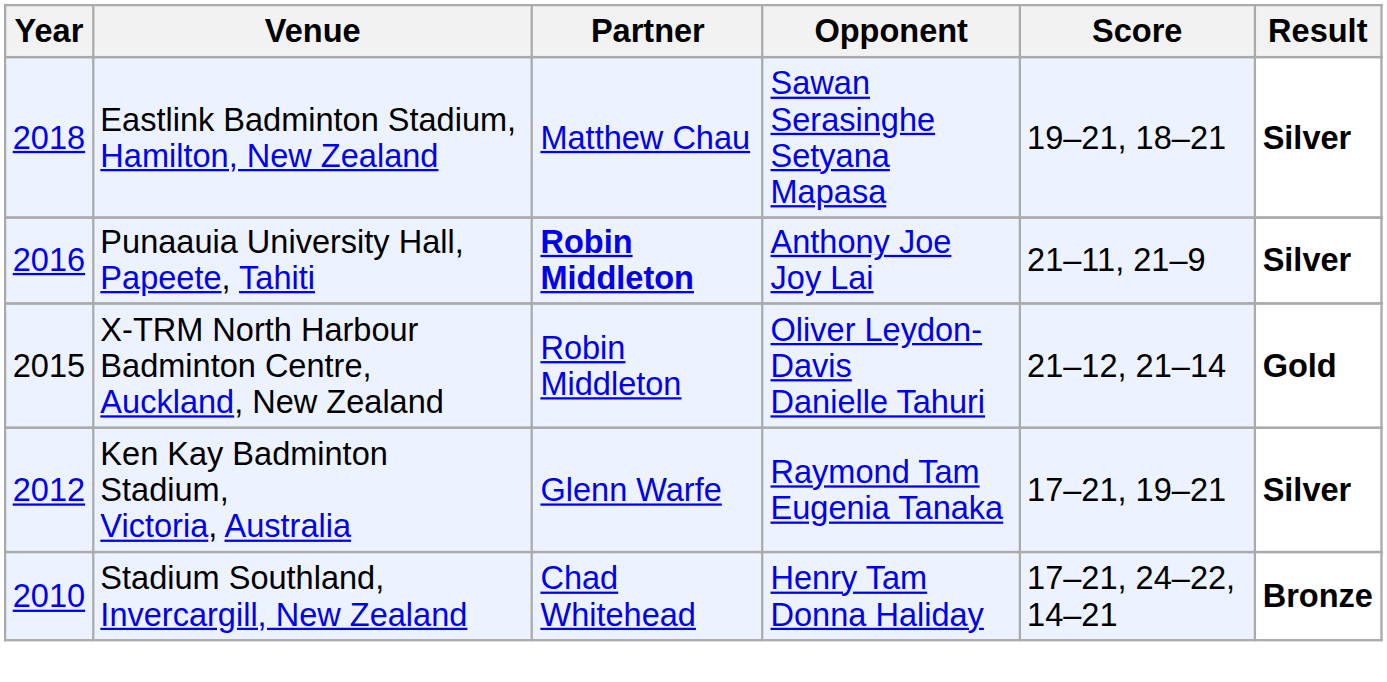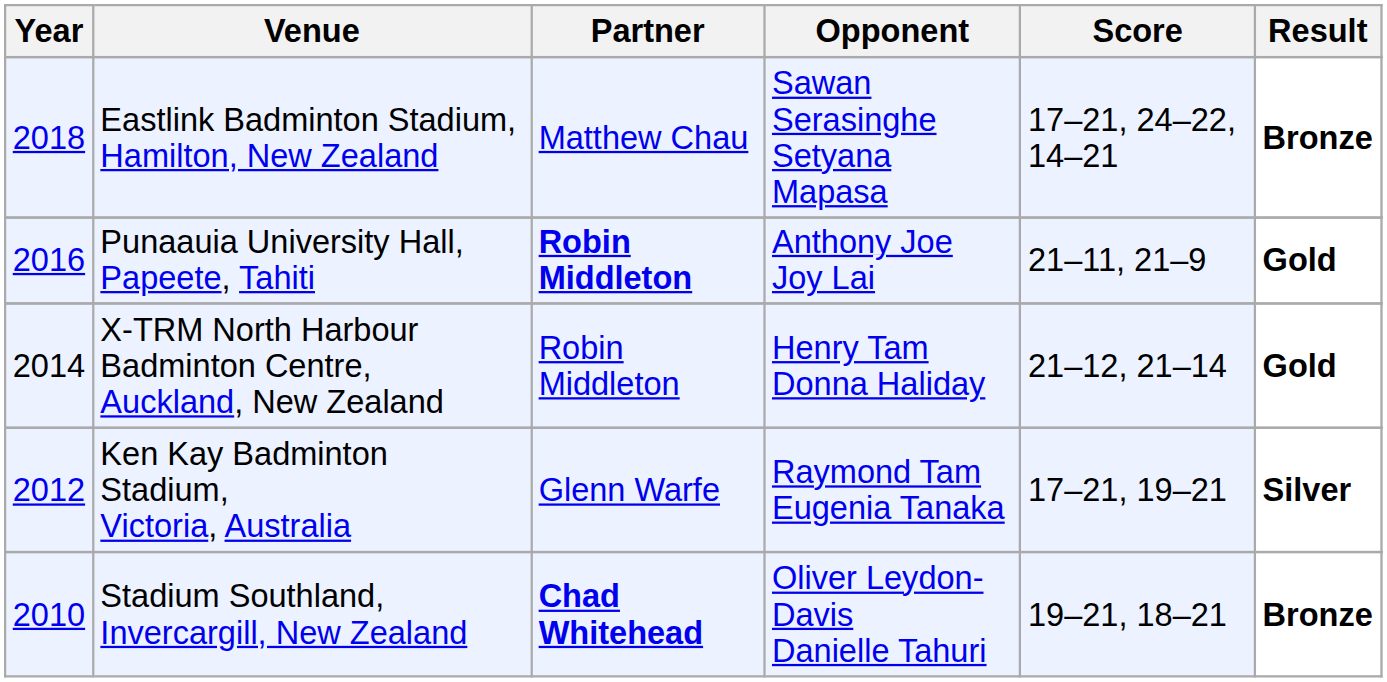(1127, 137) 19–21, 18–21 -> (1132, 137) 17–21, 24–22, 14–21
(1307, 137) Silver -> (1318, 137) Bronze
(1307, 261) Silver -> (1300, 261) Gold
(49, 366) 2015 -> (49, 366) 2014
(878, 366) Oliver Leydon-Davis Danielle Tahuri -> (879, 366) Henry Tam Donna Haliday
(618, 596) normal -> (621, 614) bold
(877, 596) Henry Tam Donna Haliday -> (879, 614) Oliver Leydon-Davis Danielle Tahuri
(1131, 596) 17–21, 24–22, 14–21 -> (1127, 614) 19–21, 18–21
